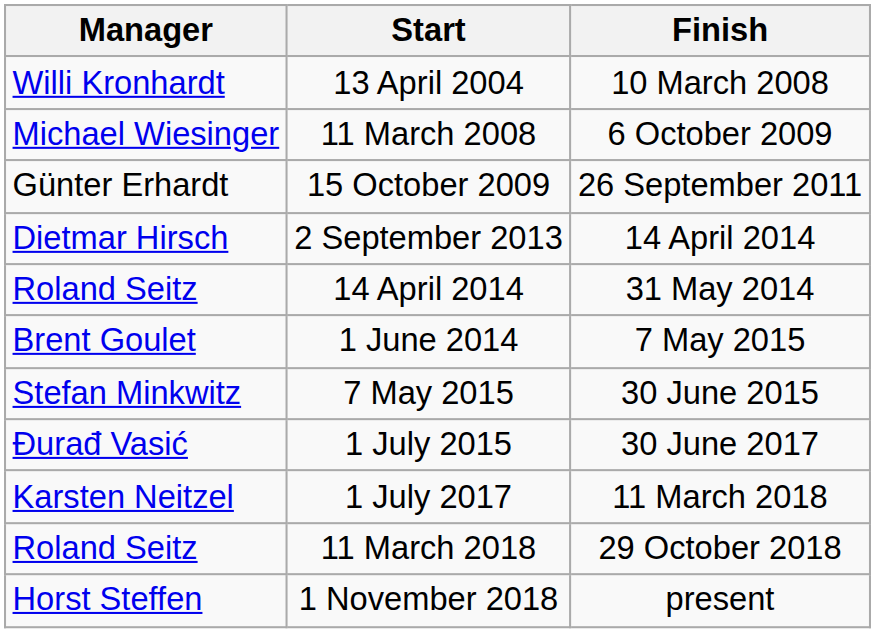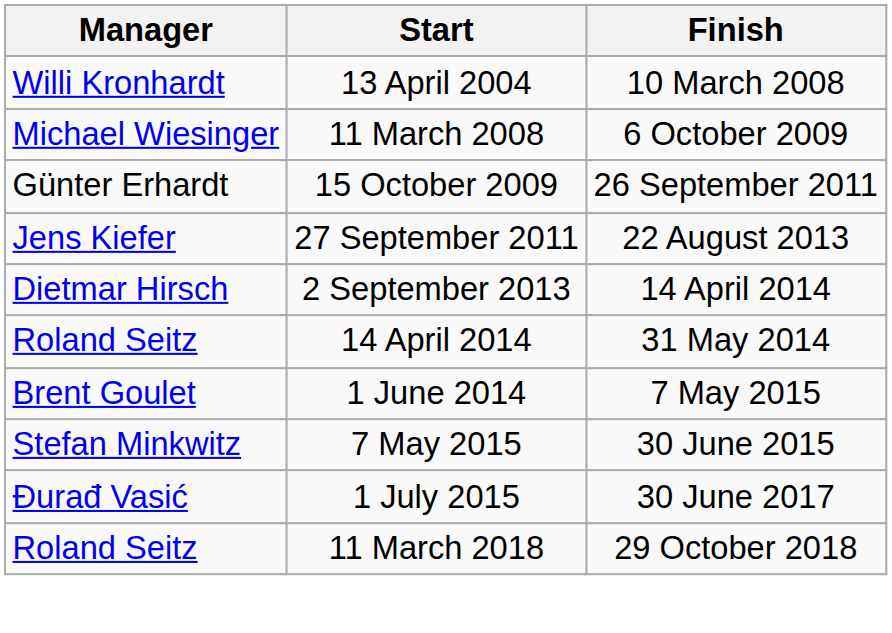+ row: (436, 237)
- row: (429, 496)
- row: (429, 599)
